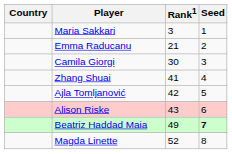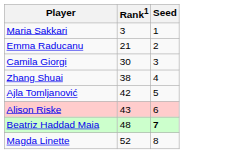- column: (28, 13)
(173, 77) 41 -> (125, 77) 38
(173, 125) 49 -> (125, 125) 48
